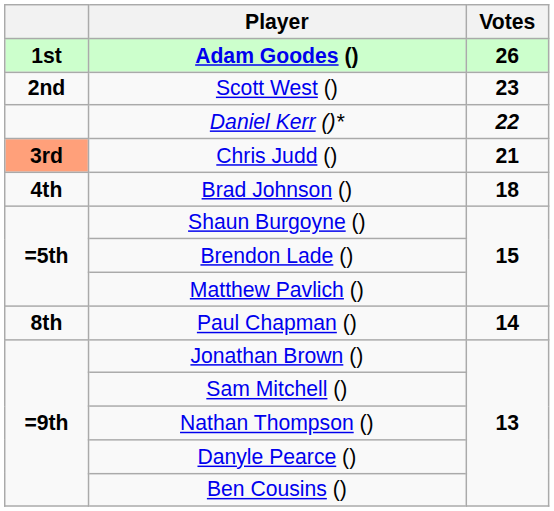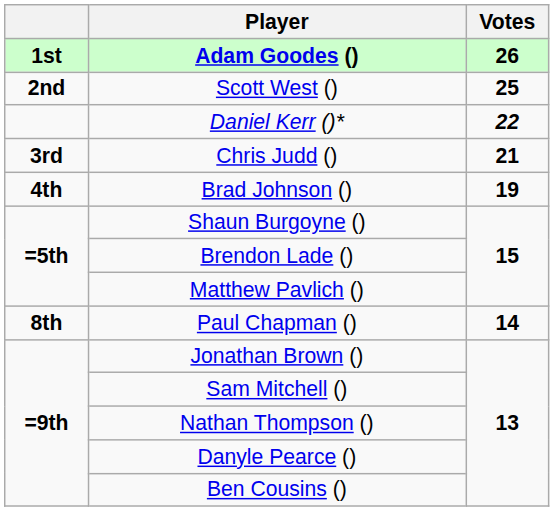(507, 89) 23 -> (507, 89) 25
(46, 156) lightsalmon background -> (46, 156) no background
(507, 189) 18 -> (507, 189) 19
